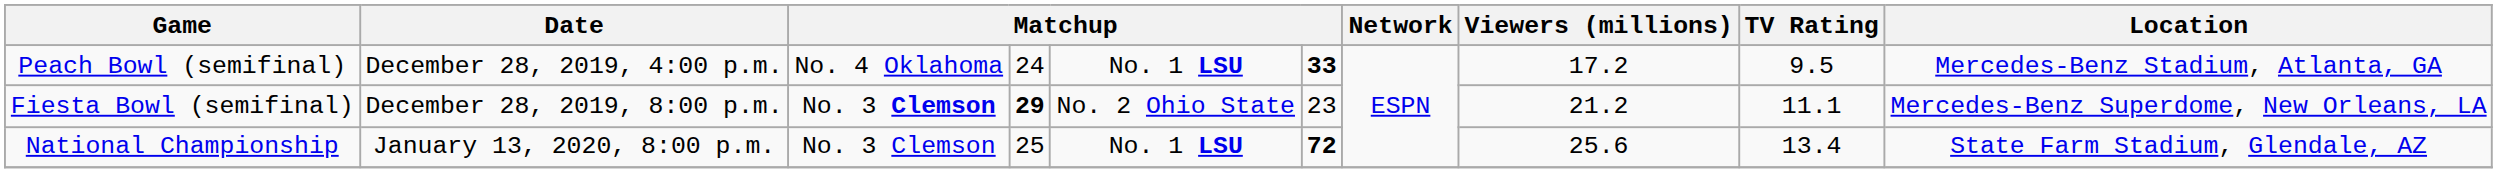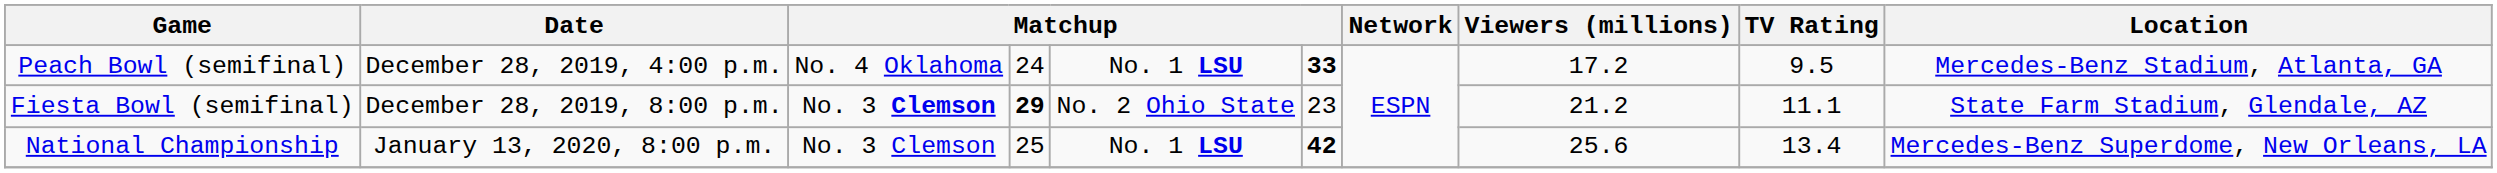(2189, 106) Mercedes-Benz Superdome, New Orleans, LA -> (2189, 106) State Farm Stadium, Glendale, AZ
(1322, 147) 72 -> (1322, 147) 42
(2189, 147) State Farm Stadium, Glendale, AZ -> (2189, 147) Mercedes-Benz Superdome, New Orleans, LA
